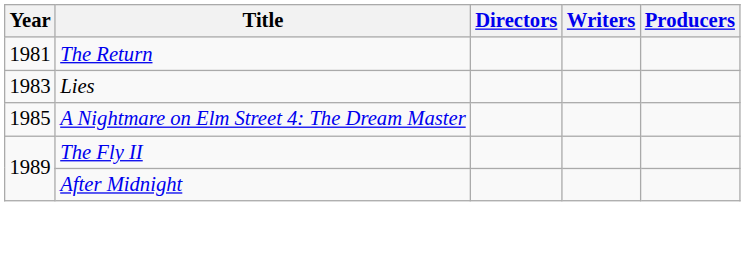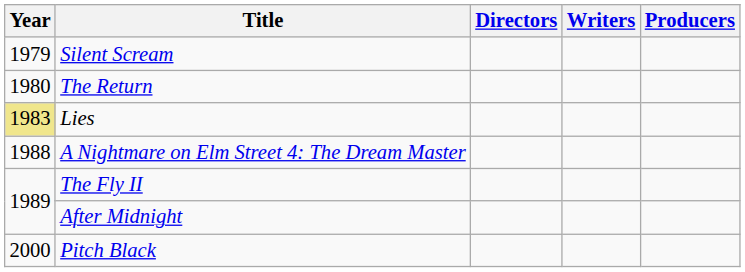+ row: (117, 53)
(30, 53) 1981 -> (30, 86) 1980
(30, 86) no background -> (30, 119) khaki background
(30, 119) 1985 -> (30, 151) 1988
+ row: (108, 250)
